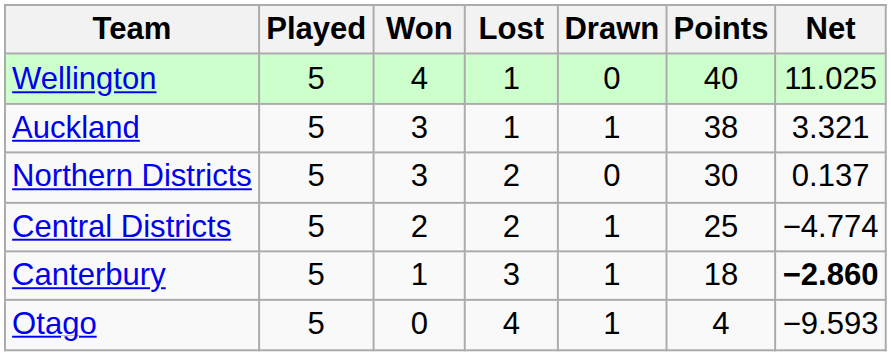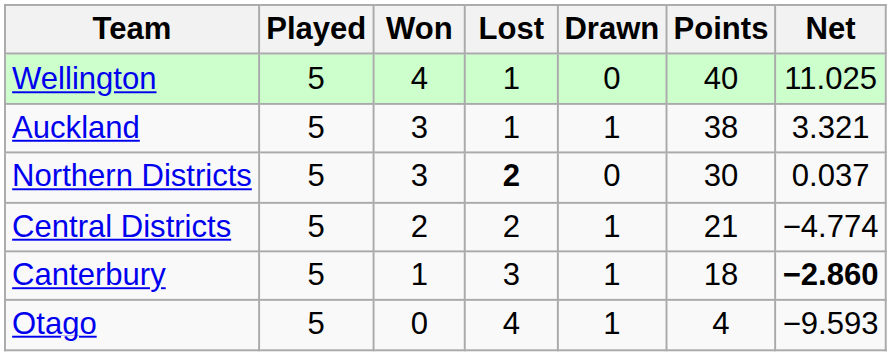(511, 176) normal -> (511, 176) bold
(831, 176) 0.137 -> (831, 176) 0.037
(721, 226) 25 -> (721, 226) 21
